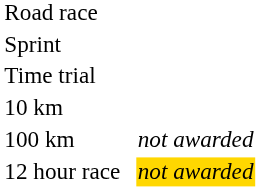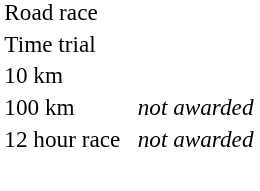- row: (33, 44)
(196, 171) gold background -> (196, 139) no background
